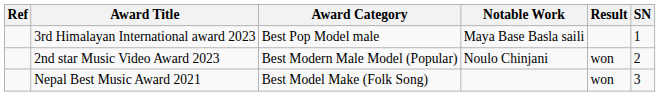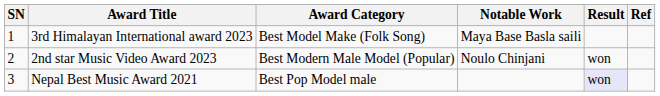columns swapped: (642, 15) <-> (18, 15)
(321, 36) Best Pop Model male -> (342, 36) Best Model Make (Folk Song)
(345, 79) Best Model Make (Folk Song) -> (318, 79) Best Pop Model male
(602, 79) no background -> (599, 79) lavender background
